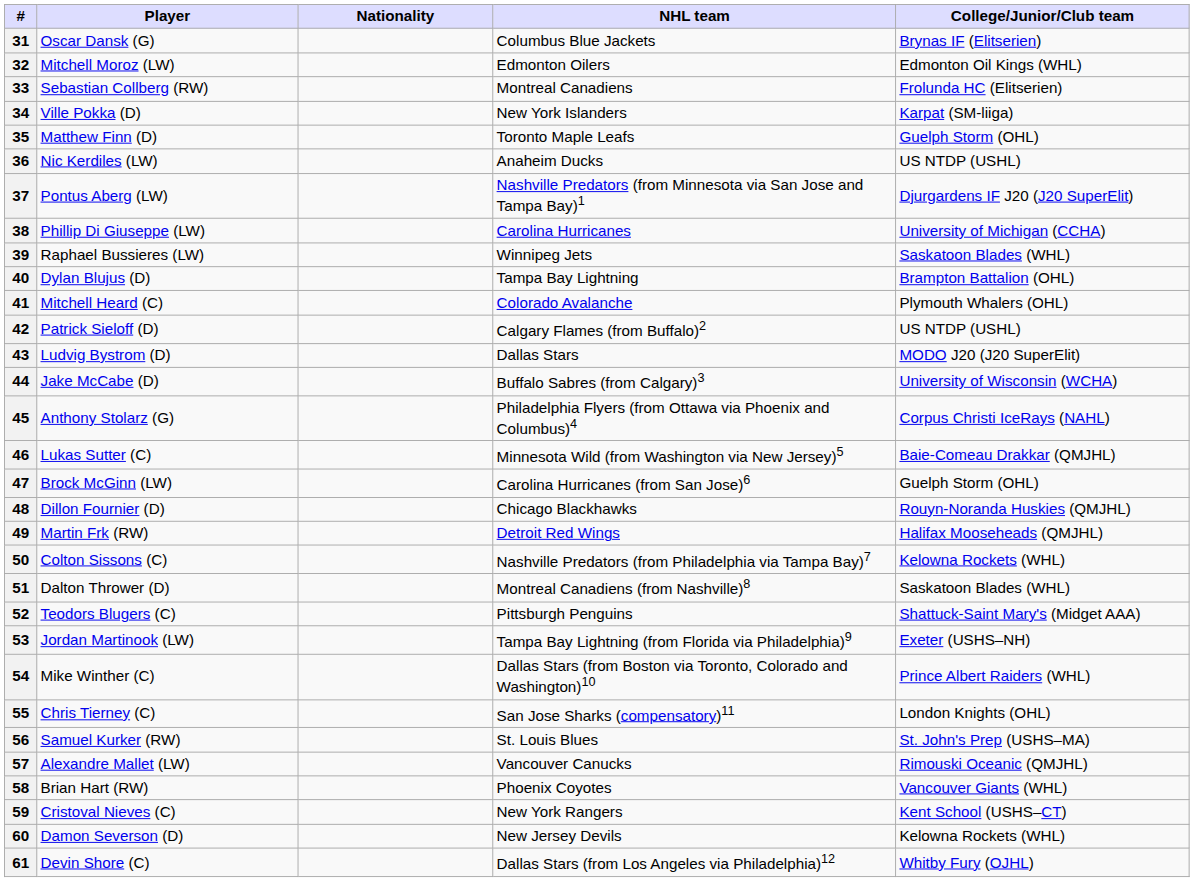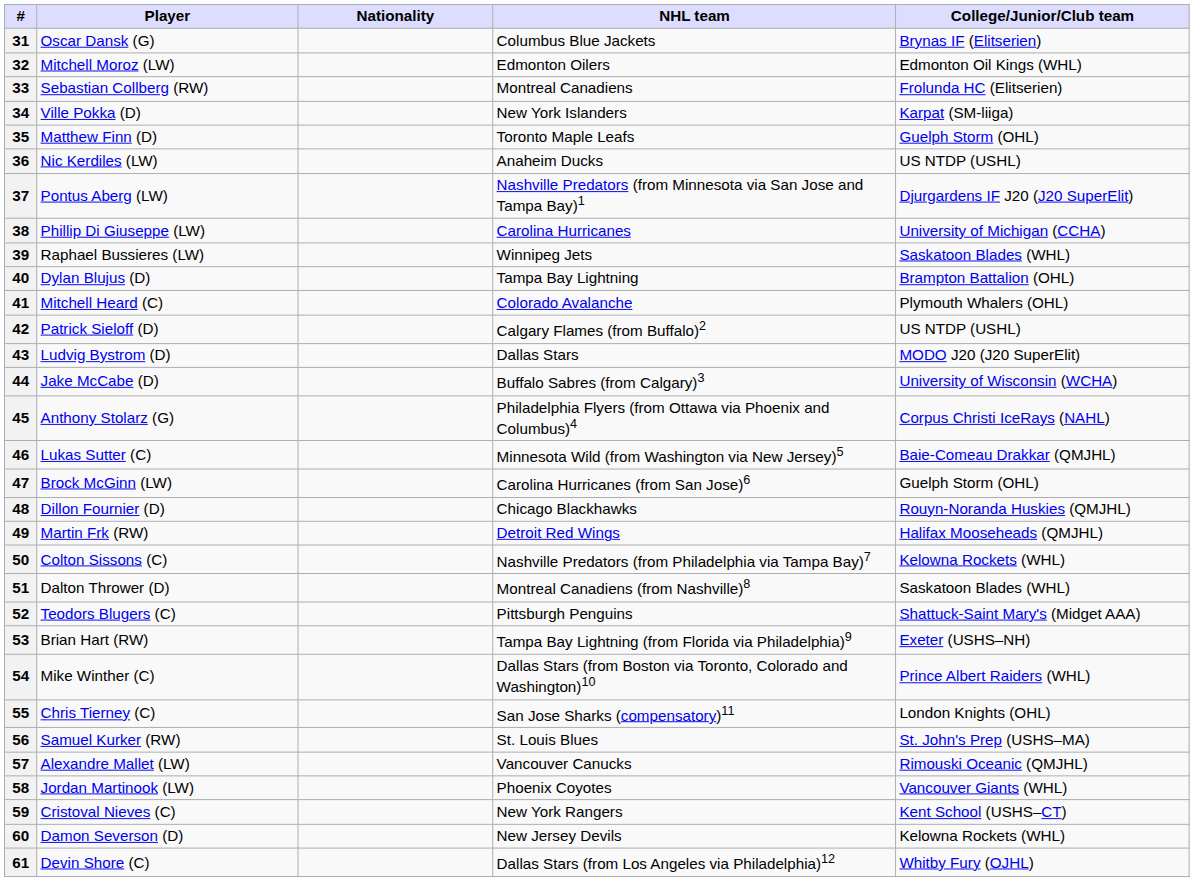(117, 640) Jordan Martinook (LW) -> (94, 640) Brian Hart (RW)
(94, 788) Brian Hart (RW) -> (117, 788) Jordan Martinook (LW)
